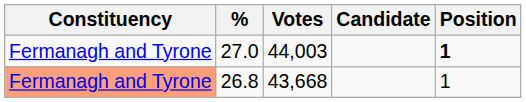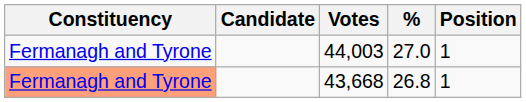columns swapped: (384, 19) <-> (240, 19)
(445, 50) bold -> (445, 50) normal
